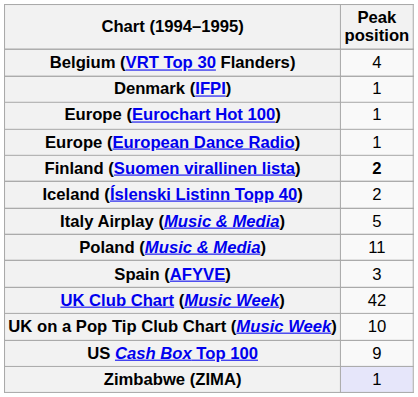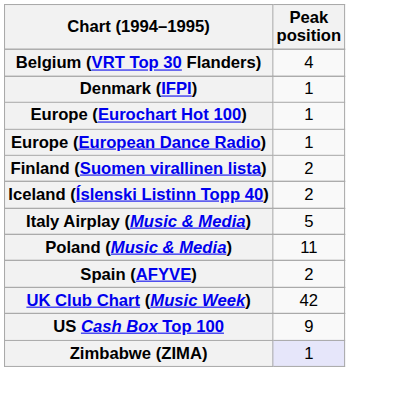(377, 168) bold -> (309, 168) normal
(377, 273) 3 -> (309, 273) 2
- row: (173, 326)
